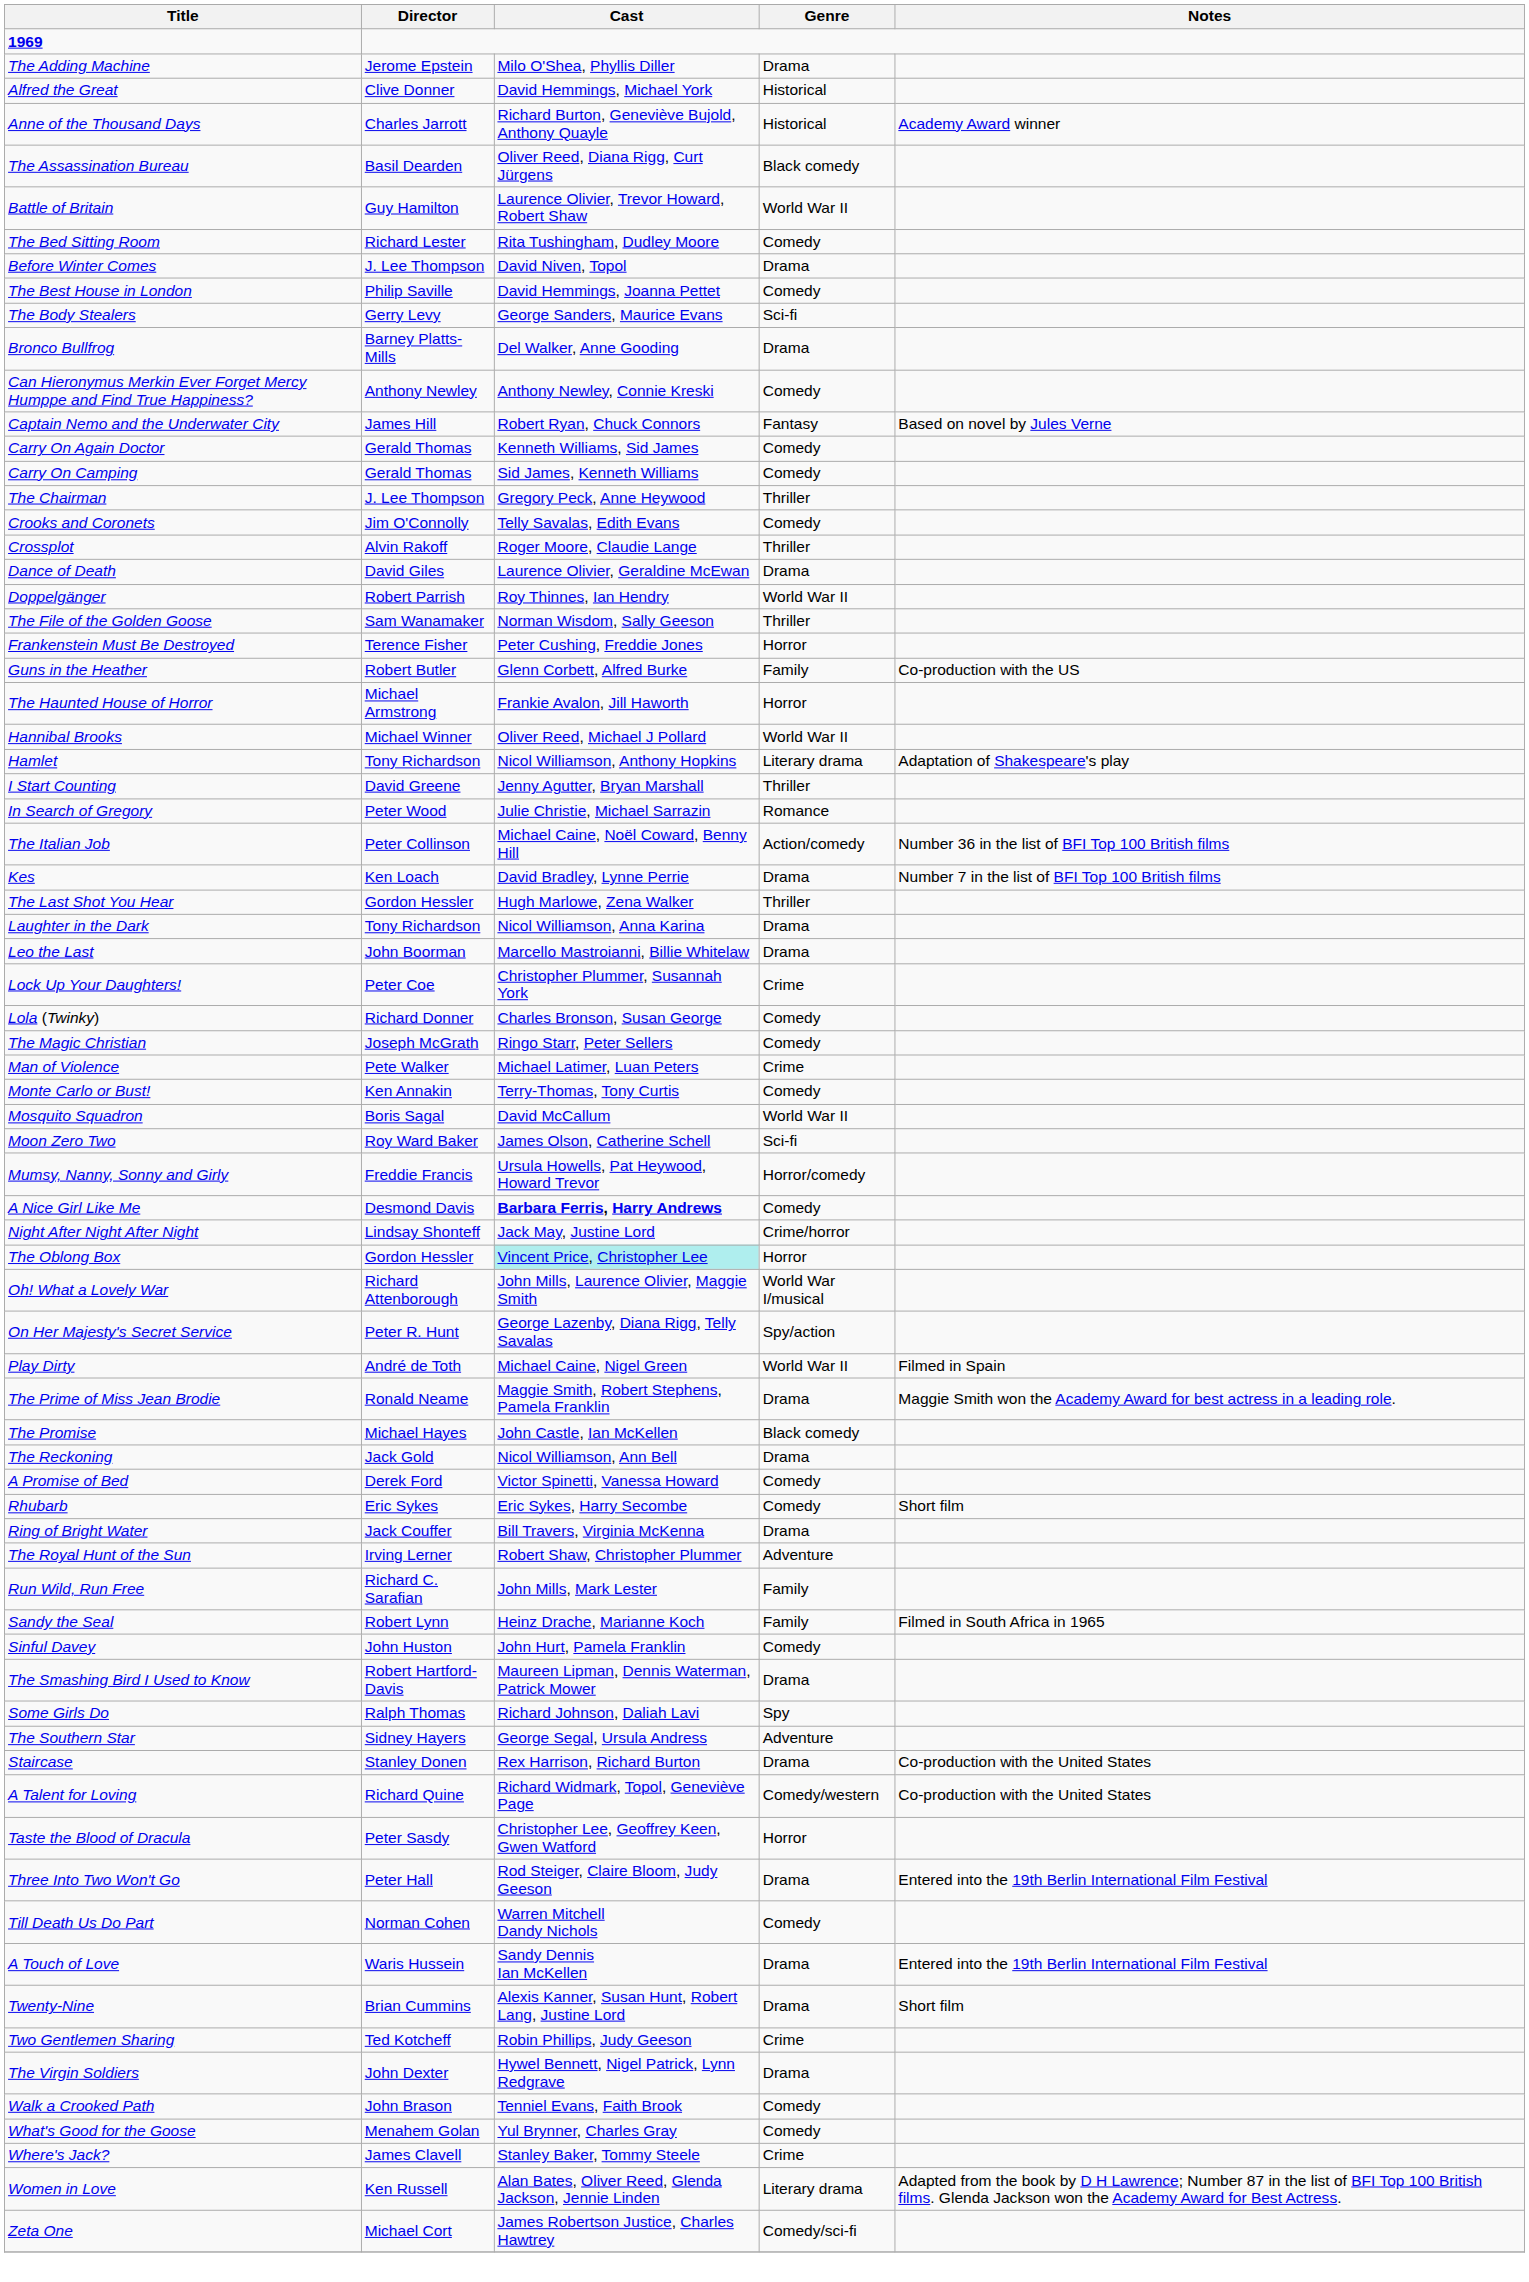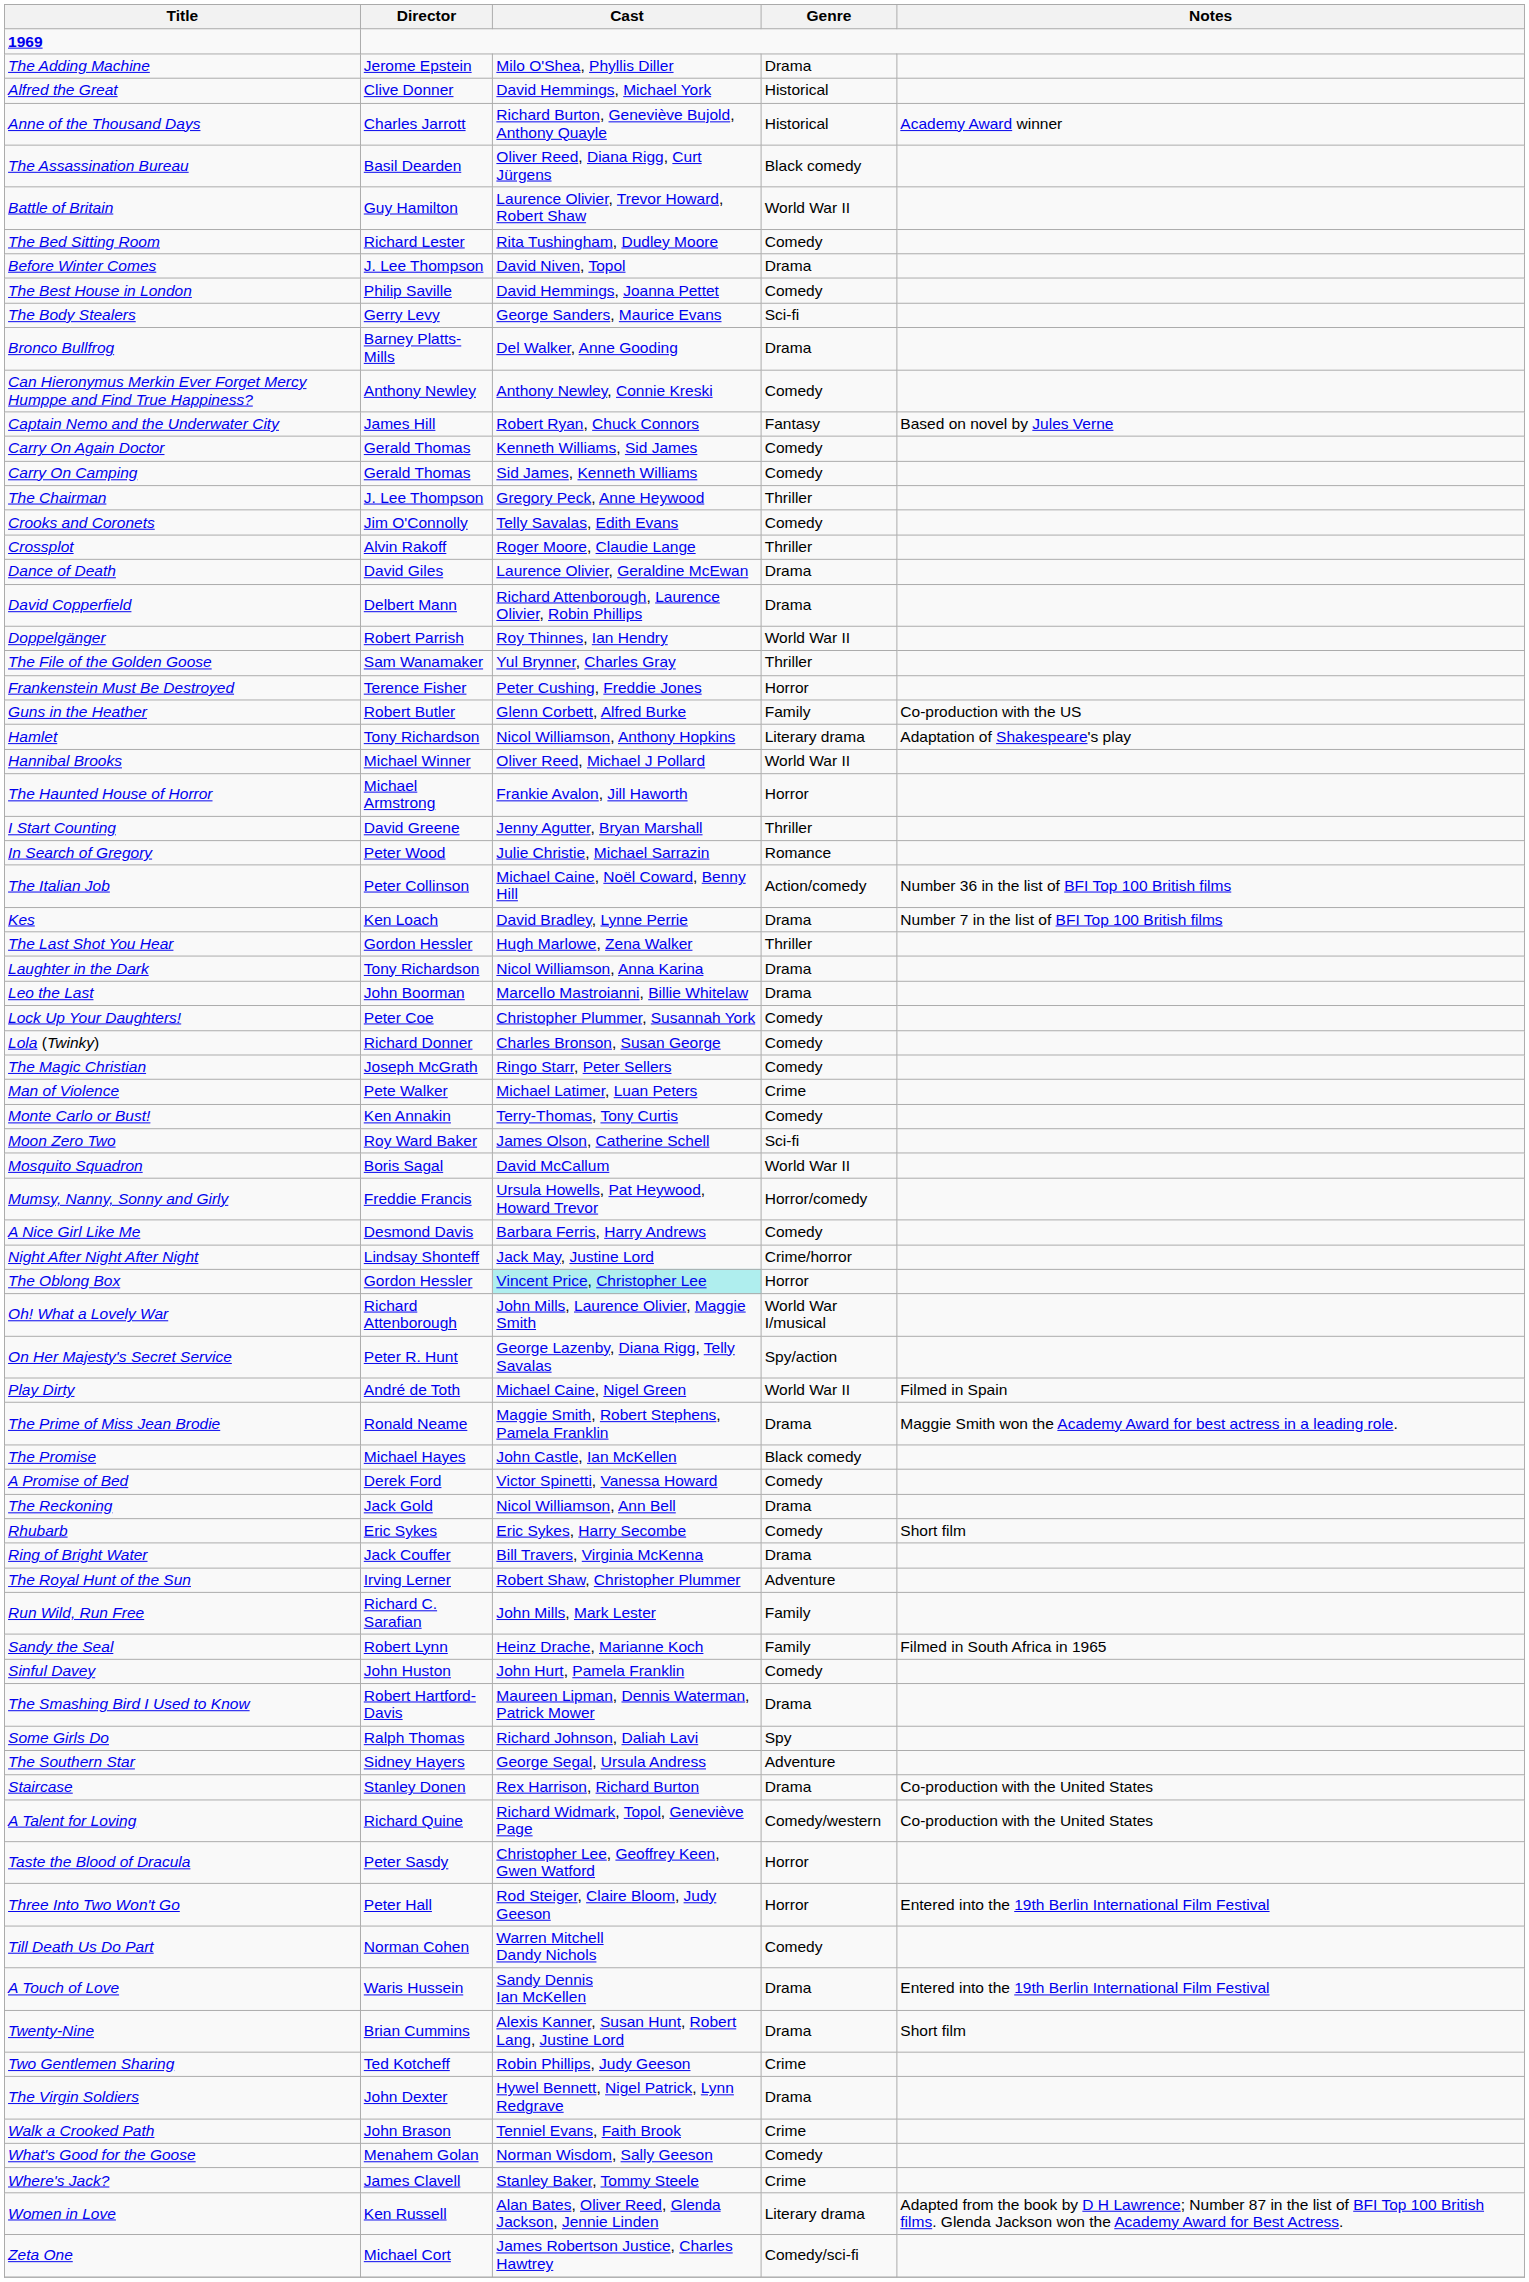+ row: (70, 605)
(606, 620) Norman Wisdom, Sally Geeson -> (586, 663) Yul Brynner, Charles Gray
rows swapped: (33, 761) <-> (110, 703)
(783, 984) Crime -> (794, 1017) Comedy
rows swapped: (62, 1141) <-> (75, 1116)
(610, 1207) bold -> (601, 1232) normal
rows swapped: (68, 1481) <-> (60, 1457)
(786, 1880) Drama -> (787, 1904) Horror
(792, 2106) Comedy -> (785, 2131) Crime
(587, 2131) Yul Brynner, Charles Gray -> (605, 2155) Norman Wisdom, Sally Geeson
